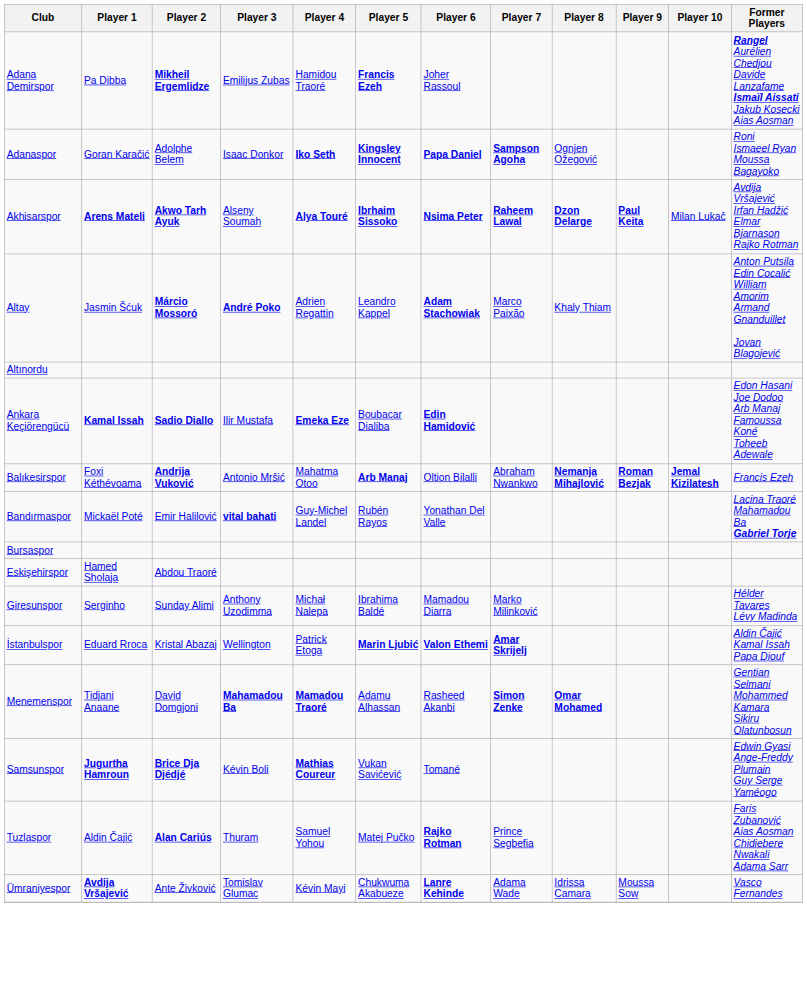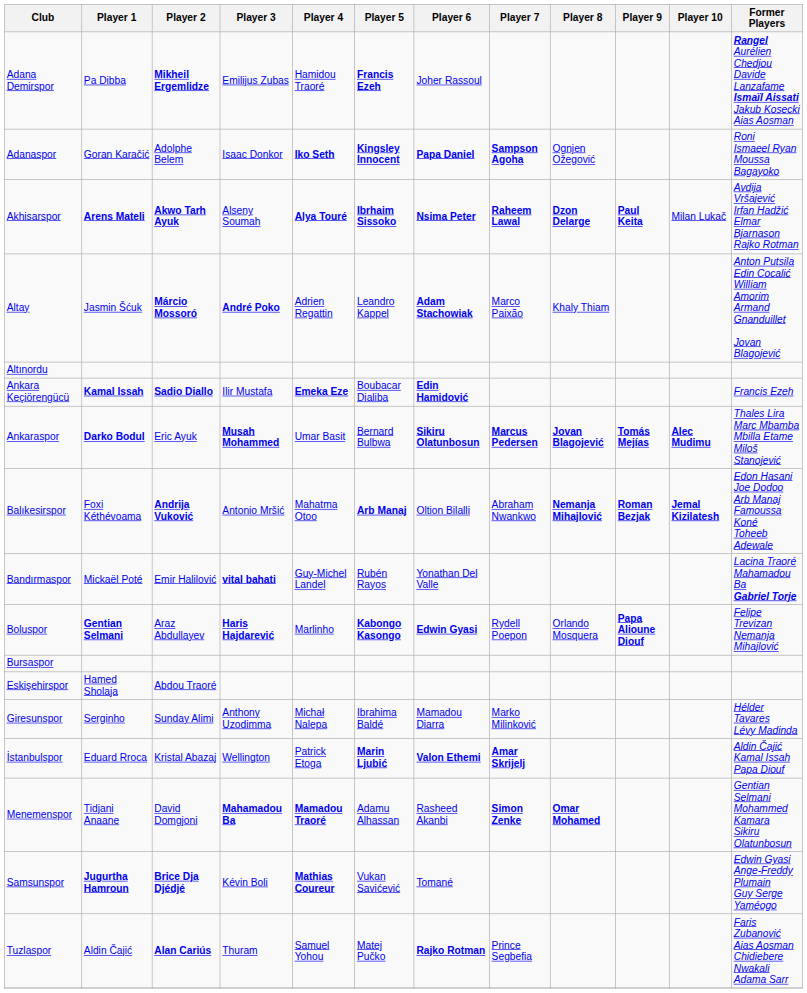(763, 421) Edon Hasani Joe Dodoo Arb Manaj Famoussa Koné Toheeb Adewale -> (764, 392) Francis Ezeh
+ row: (33, 437)
(763, 477) Francis Ezeh -> (763, 511) Edon Hasani Joe Dodoo Arb Manaj Famoussa Koné Toheeb Adewale
+ row: (27, 630)
- row: (39, 888)
